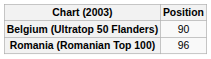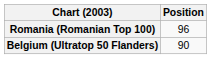rows swapped: (82, 29) <-> (82, 45)
